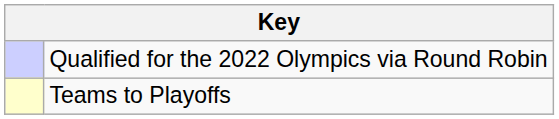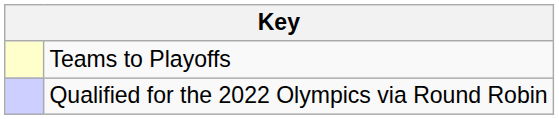rows swapped: (299, 59) <-> (140, 95)
